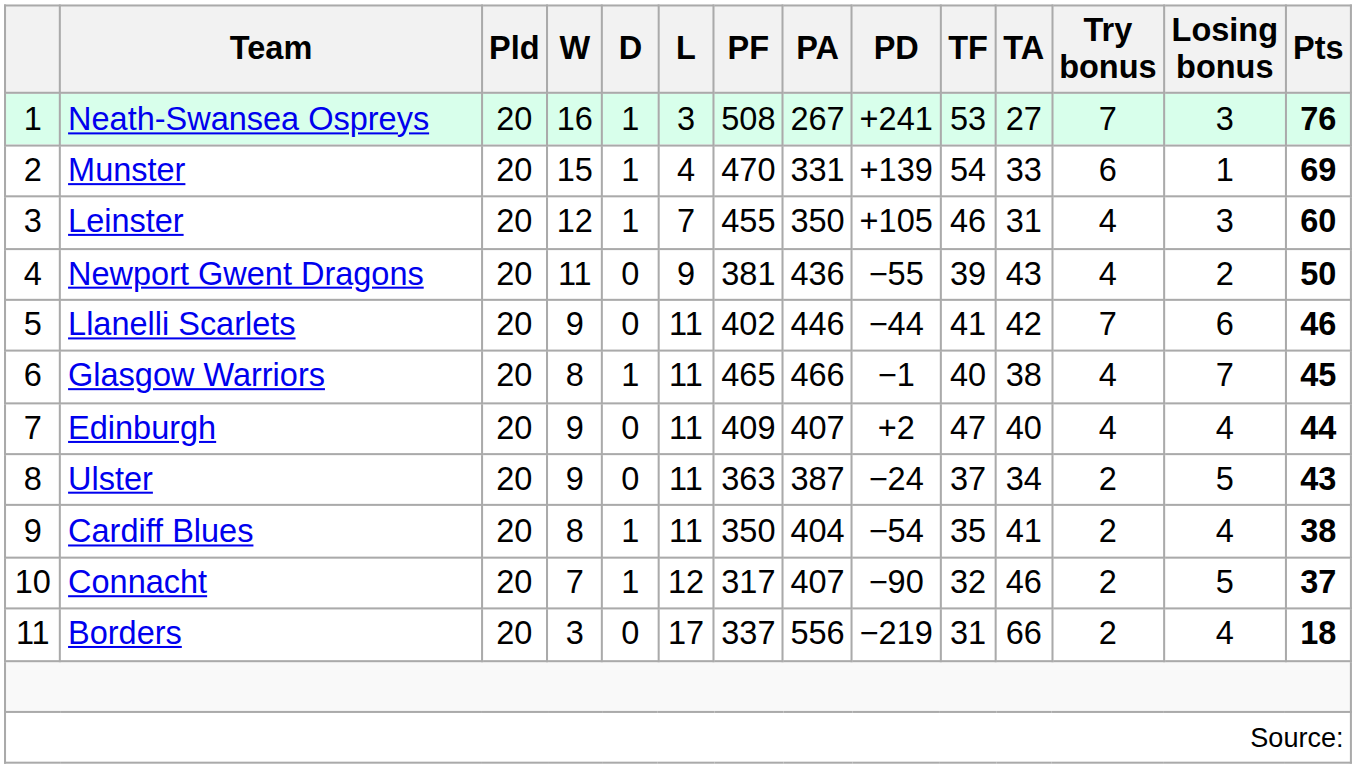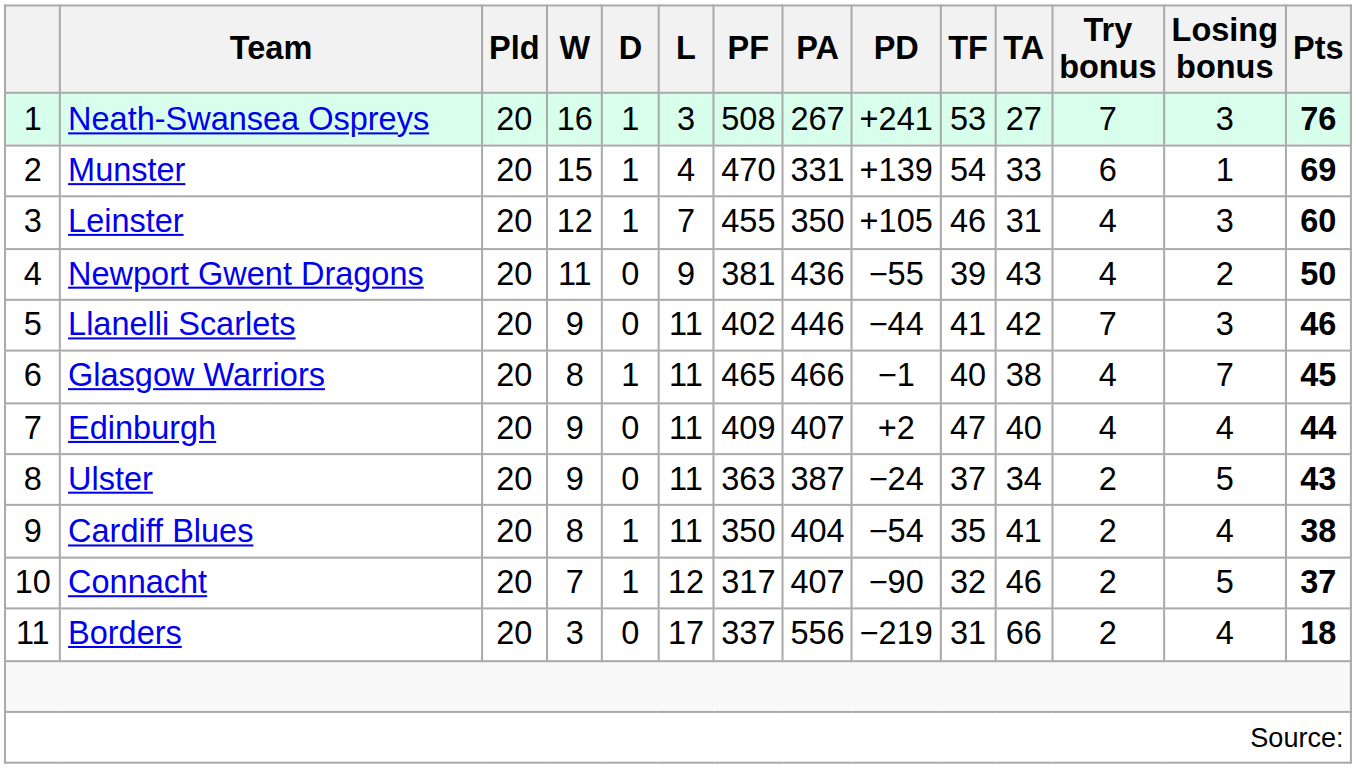(1225, 324) 6 -> (1225, 324) 3
